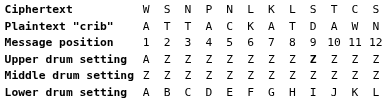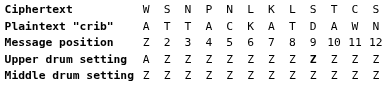(146, 42) 1 -> (146, 42) Z
- row: (66, 92)
